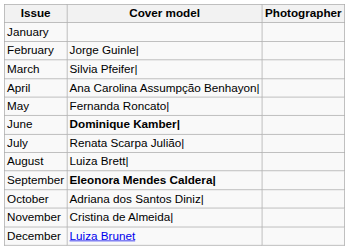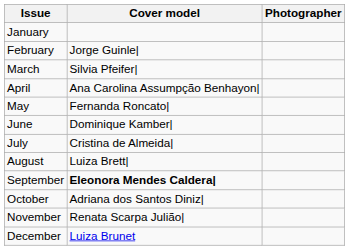(125, 124) bold -> (121, 124) normal
(127, 143) Renata Scarpa Julião| -> (121, 143) Cristina de Almeida|
(121, 217) Cristina de Almeida| -> (127, 217) Renata Scarpa Julião|
